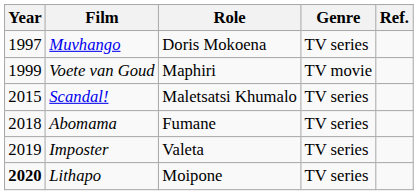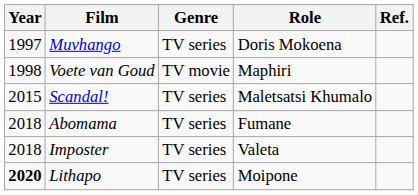columns swapped: (230, 17) <-> (338, 17)
(25, 70) 1999 -> (25, 70) 1998
(25, 149) 2019 -> (25, 149) 2018
